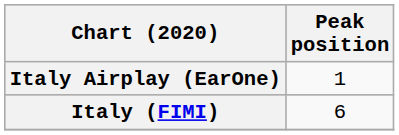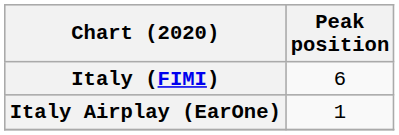rows swapped: (145, 112) <-> (145, 79)
